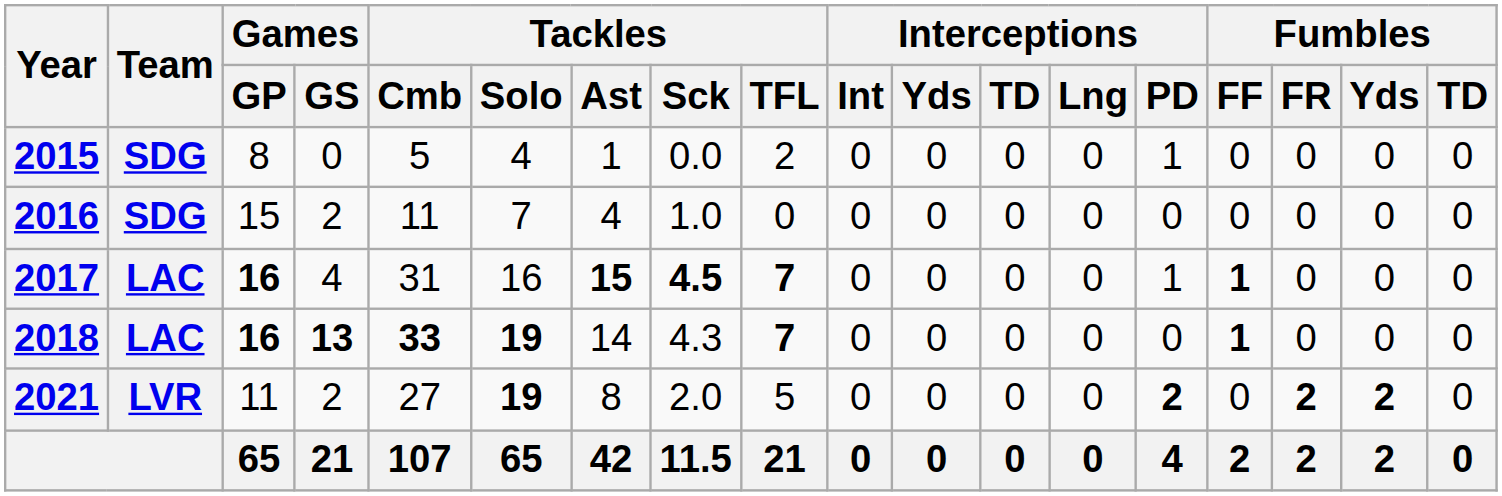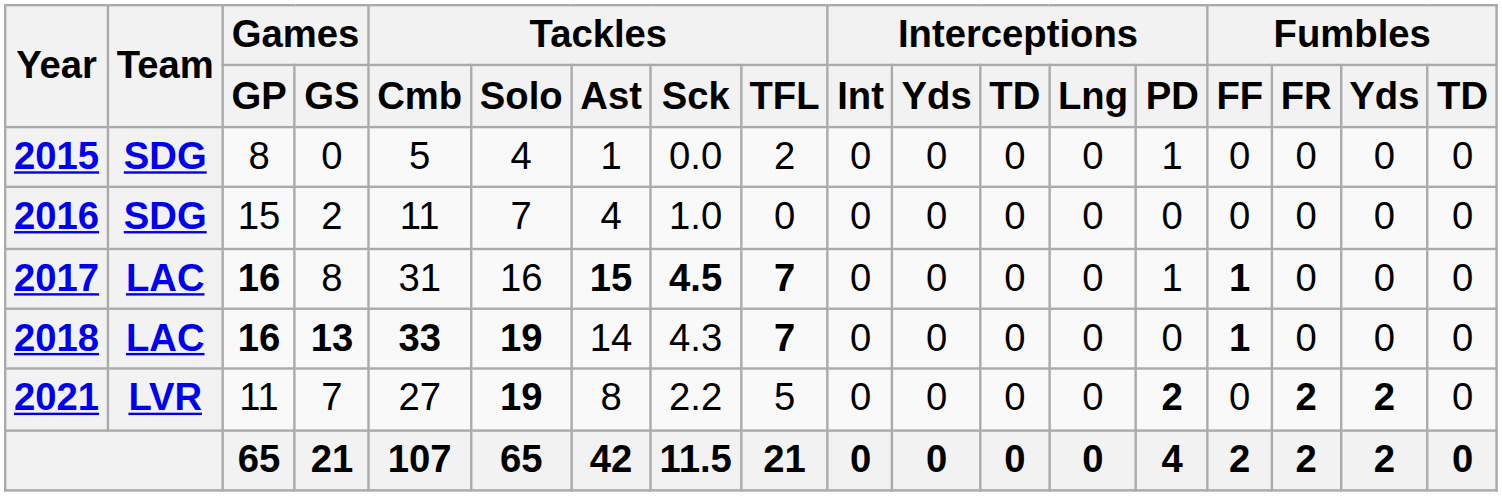(332, 277) 4 -> (332, 277) 8
(332, 398) 2 -> (332, 398) 7
(696, 398) 2.0 -> (696, 398) 2.2
